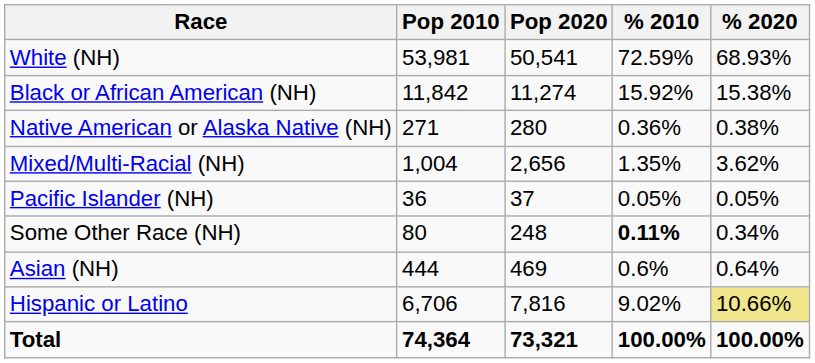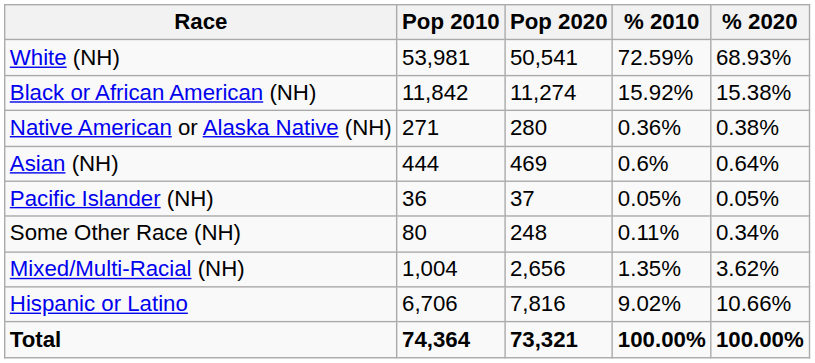rows swapped: (64, 269) <-> (127, 163)
(649, 233) bold -> (649, 233) normal
(754, 304) khaki background -> (754, 304) no background
